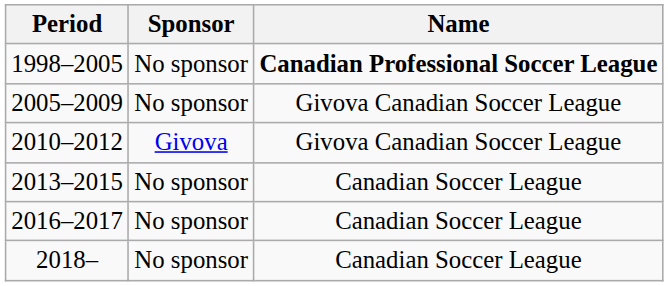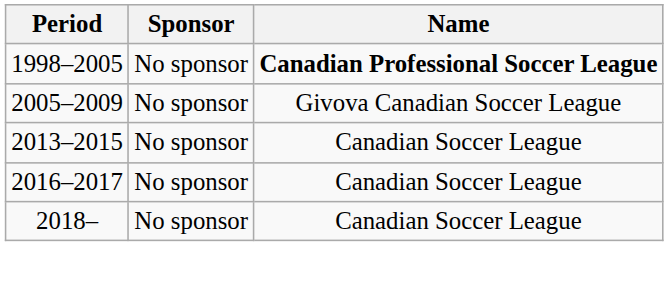- row: (67, 142)
